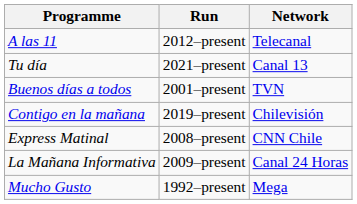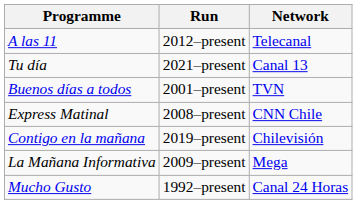rows swapped: (58, 138) <-> (77, 114)
(300, 162) Canal 24 Horas -> (270, 162) Mega
(270, 187) Mega -> (300, 187) Canal 24 Horas
